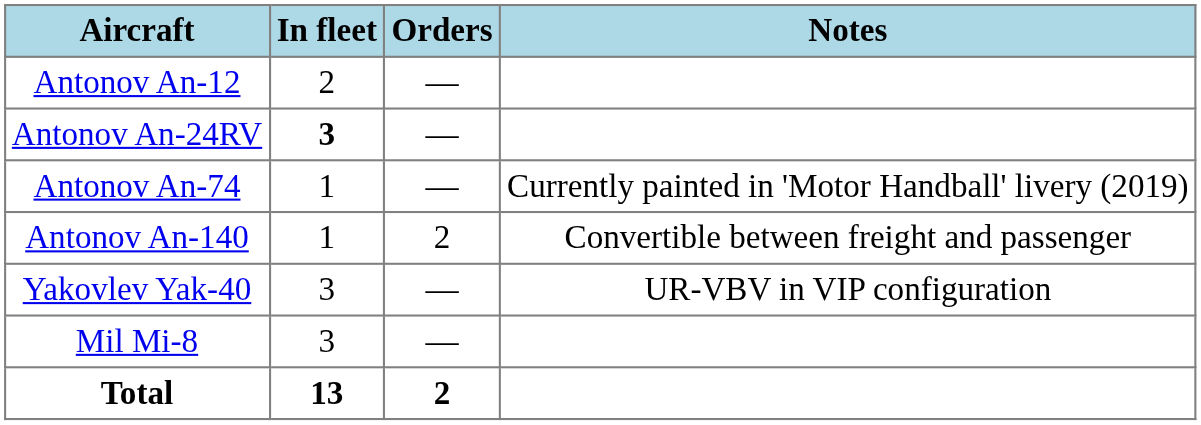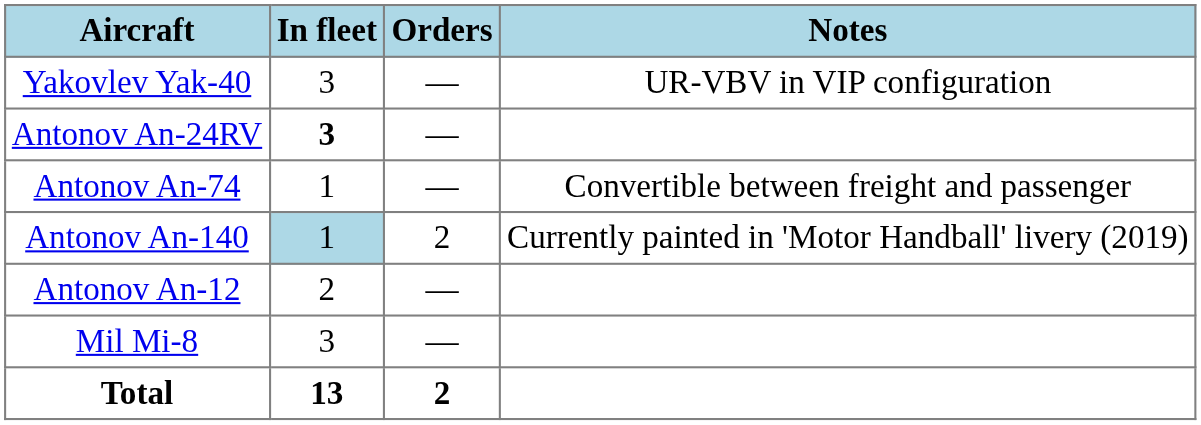rows swapped: (137, 82) <-> (137, 289)
(848, 185) Currently painted in 'Motor Handball' livery (2019) -> (848, 185) Convertible between freight and passenger
(327, 237) no background -> (327, 237) lightblue background
(848, 237) Convertible between freight and passenger -> (848, 237) Currently painted in 'Motor Handball' livery (2019)
